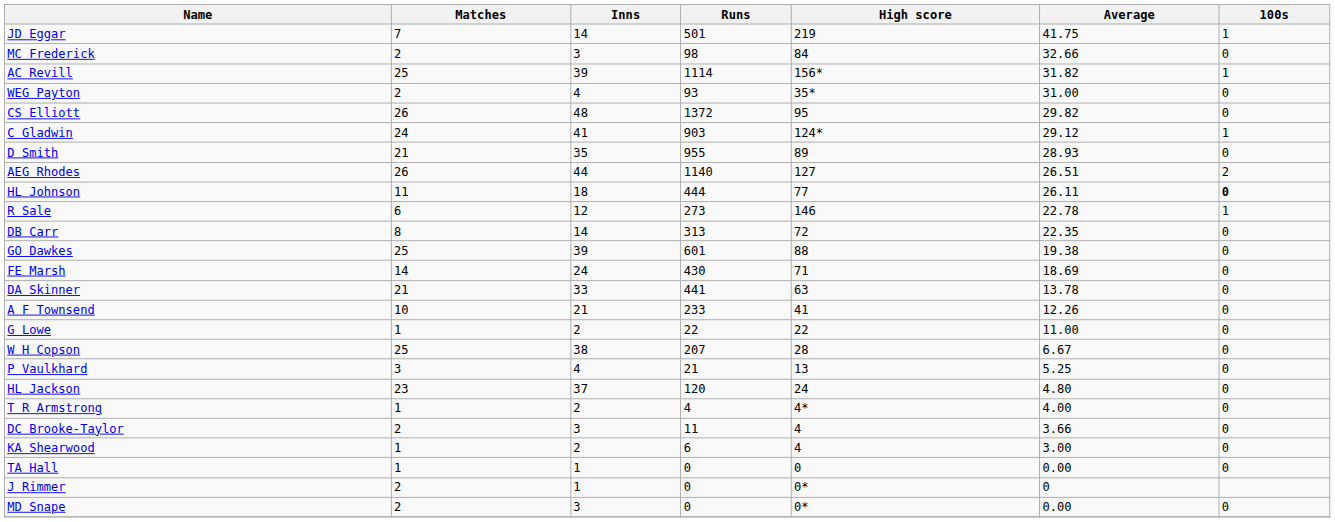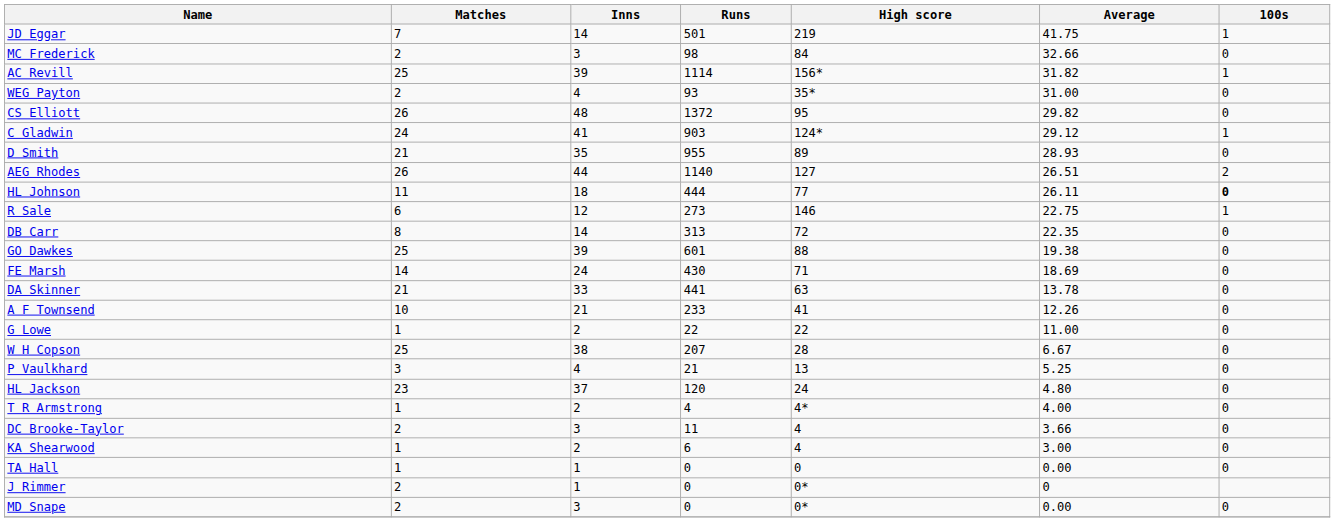(1061, 211) 22.78 -> (1061, 211) 22.75
